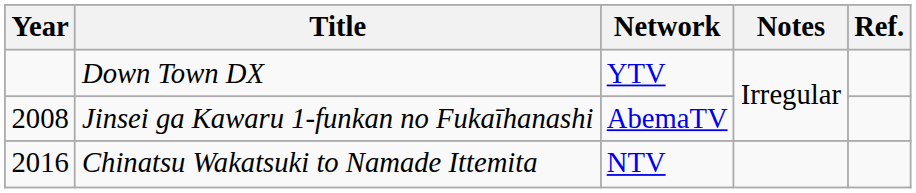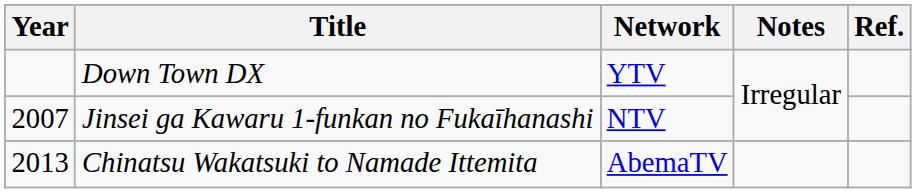(40, 118) 2008 -> (40, 118) 2007
(667, 118) AbemaTV -> (636, 118) NTV
(40, 163) 2016 -> (40, 163) 2013
(636, 163) NTV -> (667, 163) AbemaTV
